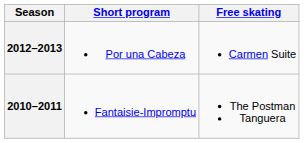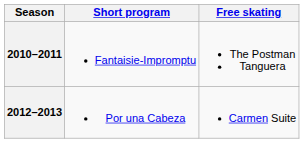rows swapped: (35, 48) <-> (35, 106)
